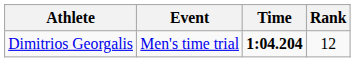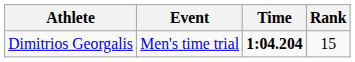(328, 43) 12 -> (328, 43) 15
